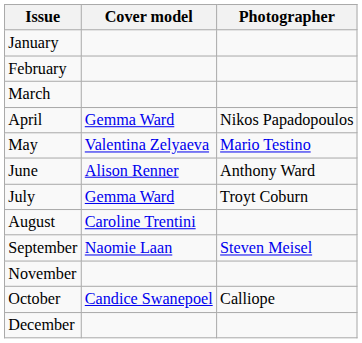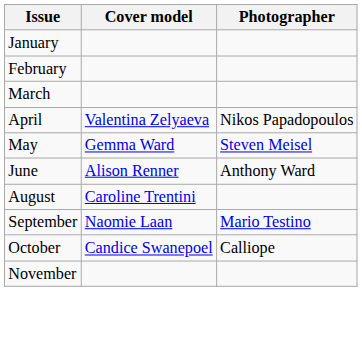(130, 119) Gemma Ward -> (147, 119) Valentina Zelyaeva
(147, 145) Valentina Zelyaeva -> (130, 145) Gemma Ward
(265, 145) Mario Testino -> (266, 145) Steven Meisel
- row: (22, 196)
(266, 247) Steven Meisel -> (265, 222) Mario Testino
rows swapped: (34, 299) <-> (42, 273)
- row: (41, 324)
